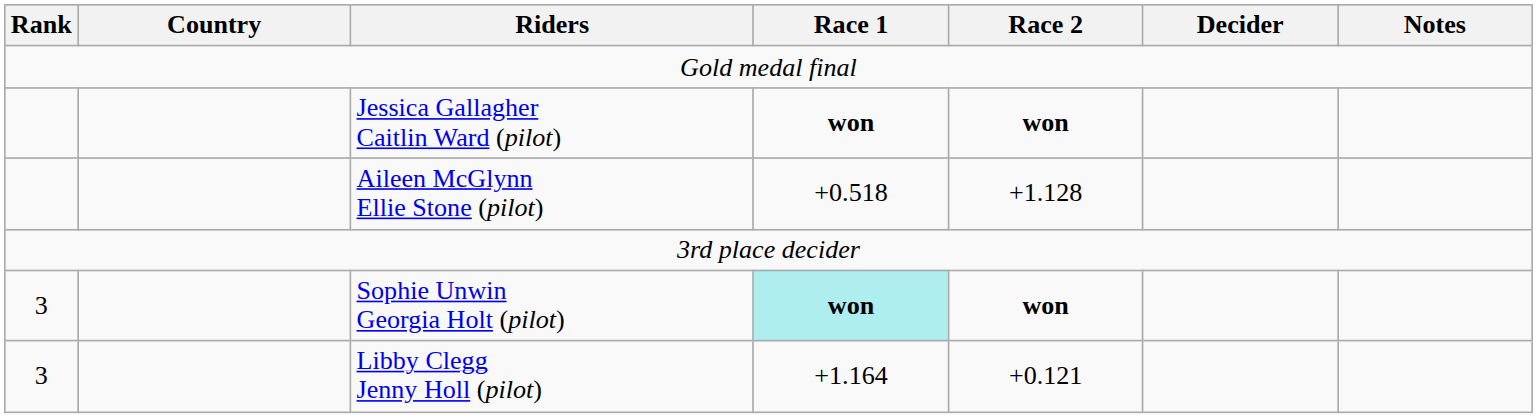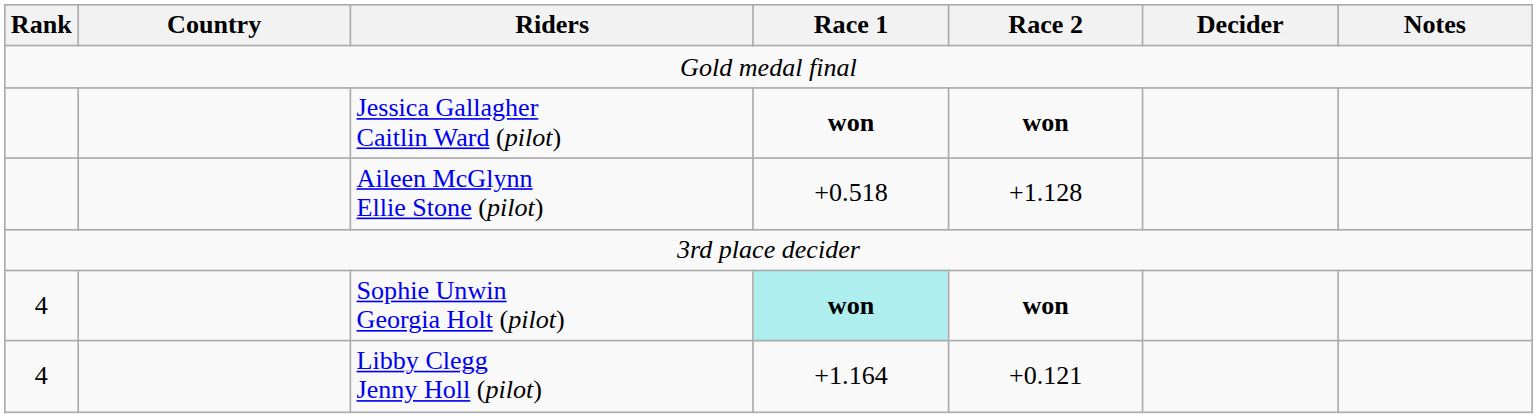(41, 305) 3 -> (41, 305) 4
(41, 376) 3 -> (41, 376) 4
